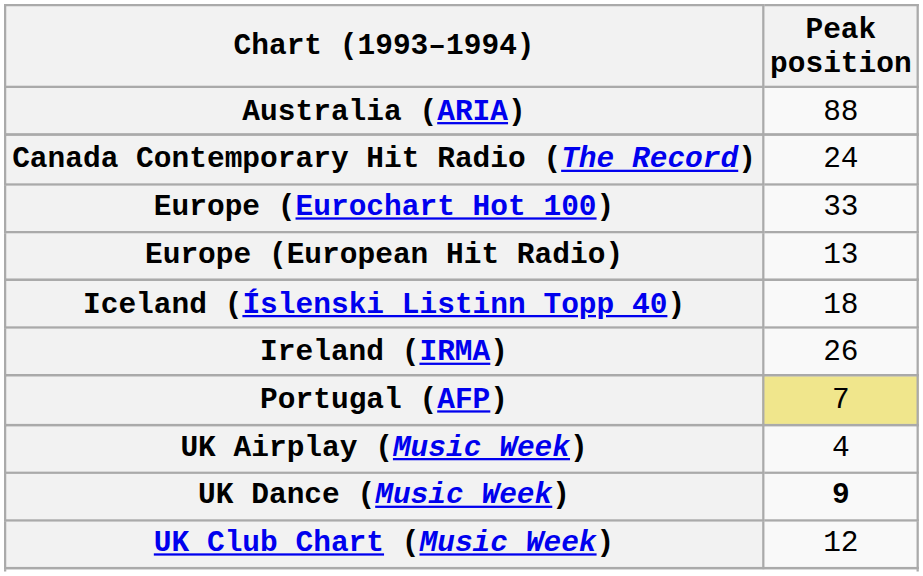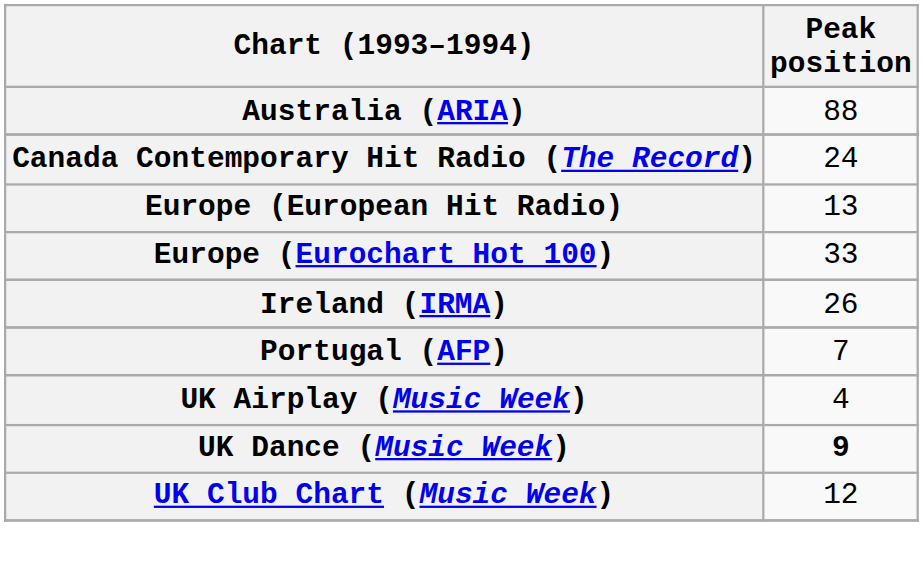rows swapped: (384, 208) <-> (384, 256)
- row: (384, 304)
(841, 400) khaki background -> (841, 352) no background
